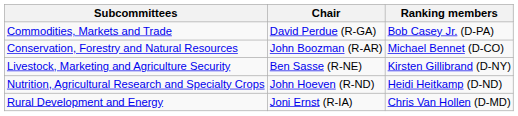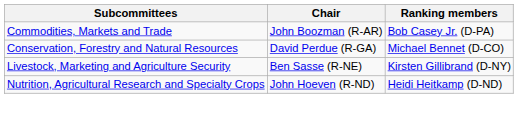(323, 31) David Perdue (R-GA) -> (326, 31) John Boozman (R-AR)
(326, 48) John Boozman (R-AR) -> (323, 48) David Perdue (R-GA)
- row: (85, 102)
